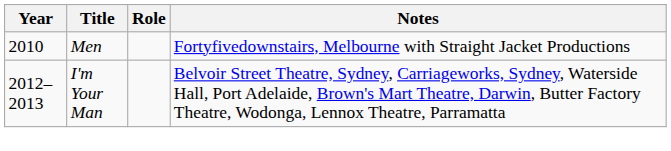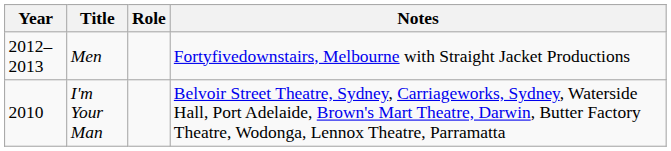(26, 45) 2010 -> (30, 55) 2012–2013
(30, 93) 2012–2013 -> (26, 112) 2010
